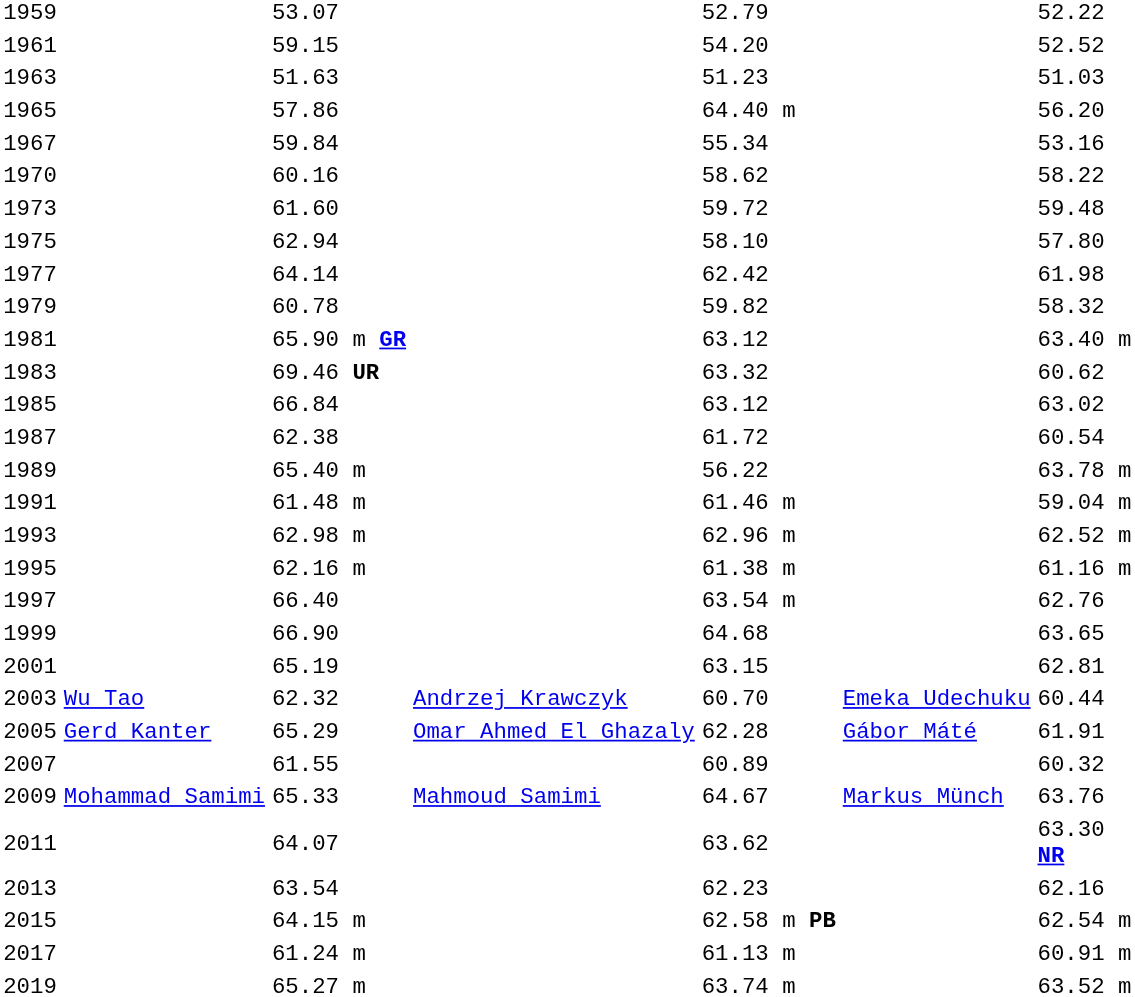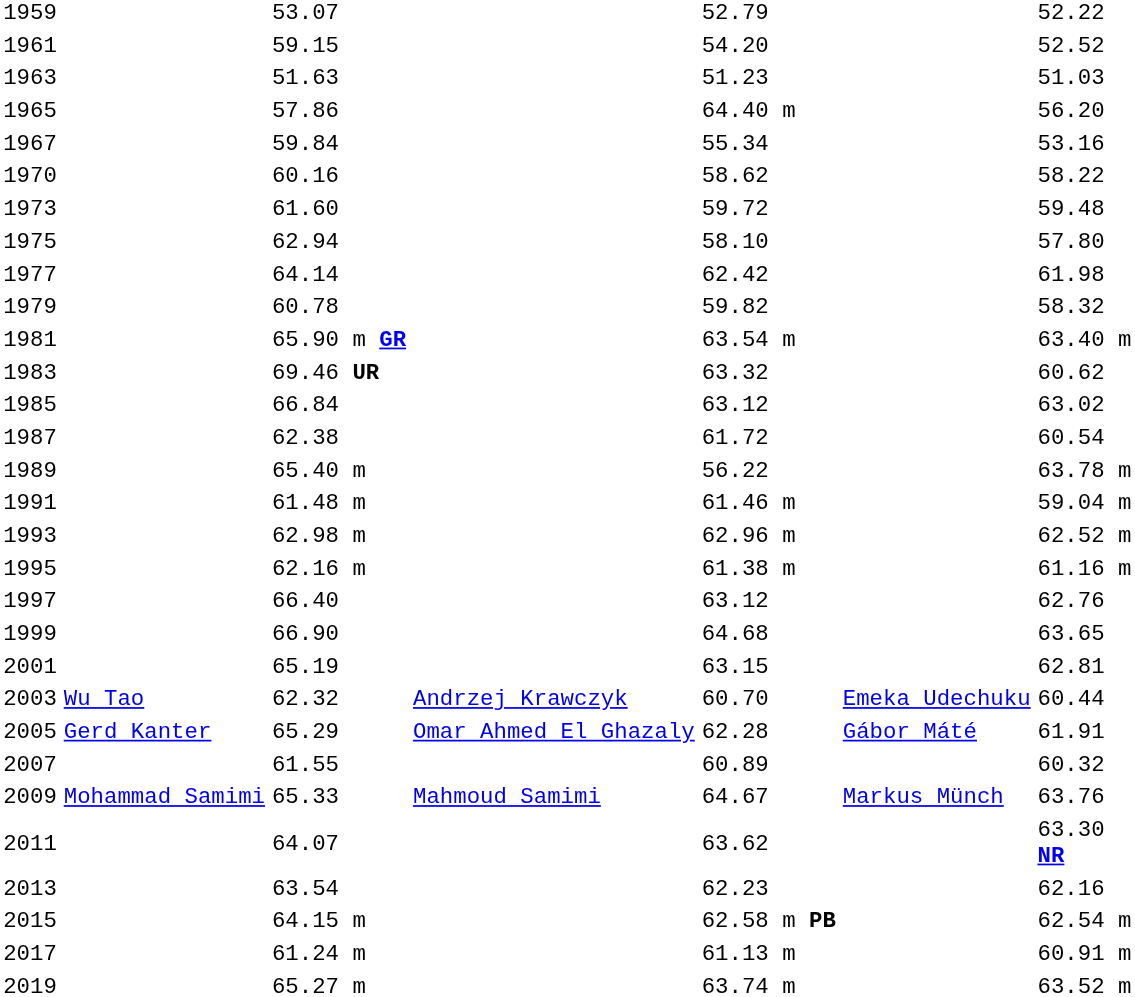(735, 340) 63.12 -> (749, 340) 63.54 m
(749, 601) 63.54 m -> (735, 601) 63.12
